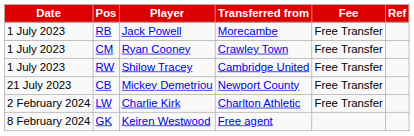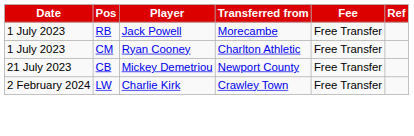(253, 49) Crawley Town -> (259, 49) Charlton Athletic
- row: (105, 67)
(259, 103) Charlton Athletic -> (253, 85) Crawley Town
- row: (104, 121)
